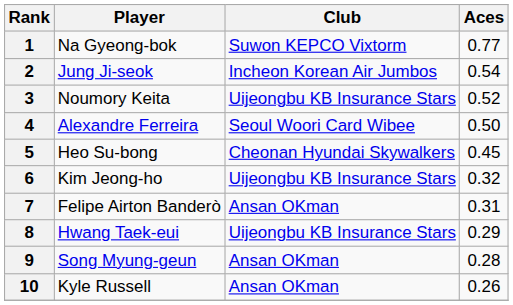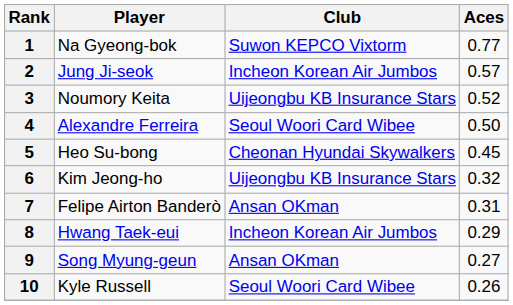(484, 71) 0.54 -> (484, 71) 0.57
(342, 233) Uijeongbu KB Insurance Stars -> (333, 233) Incheon Korean Air Jumbos
(484, 260) 0.28 -> (484, 260) 0.27
(284, 286) Ansan OKman -> (322, 286) Seoul Woori Card Wibee
